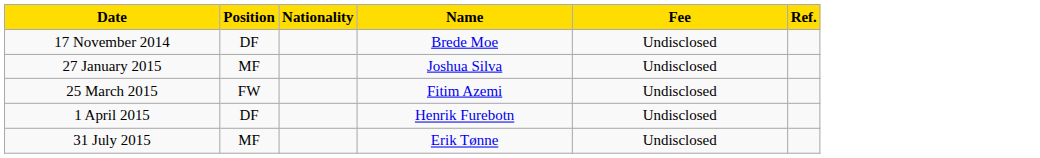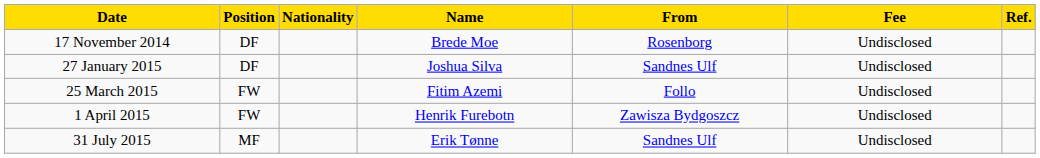+ column: (680, 17)
(249, 66) MF -> (249, 66) DF
(249, 116) DF -> (249, 116) FW
